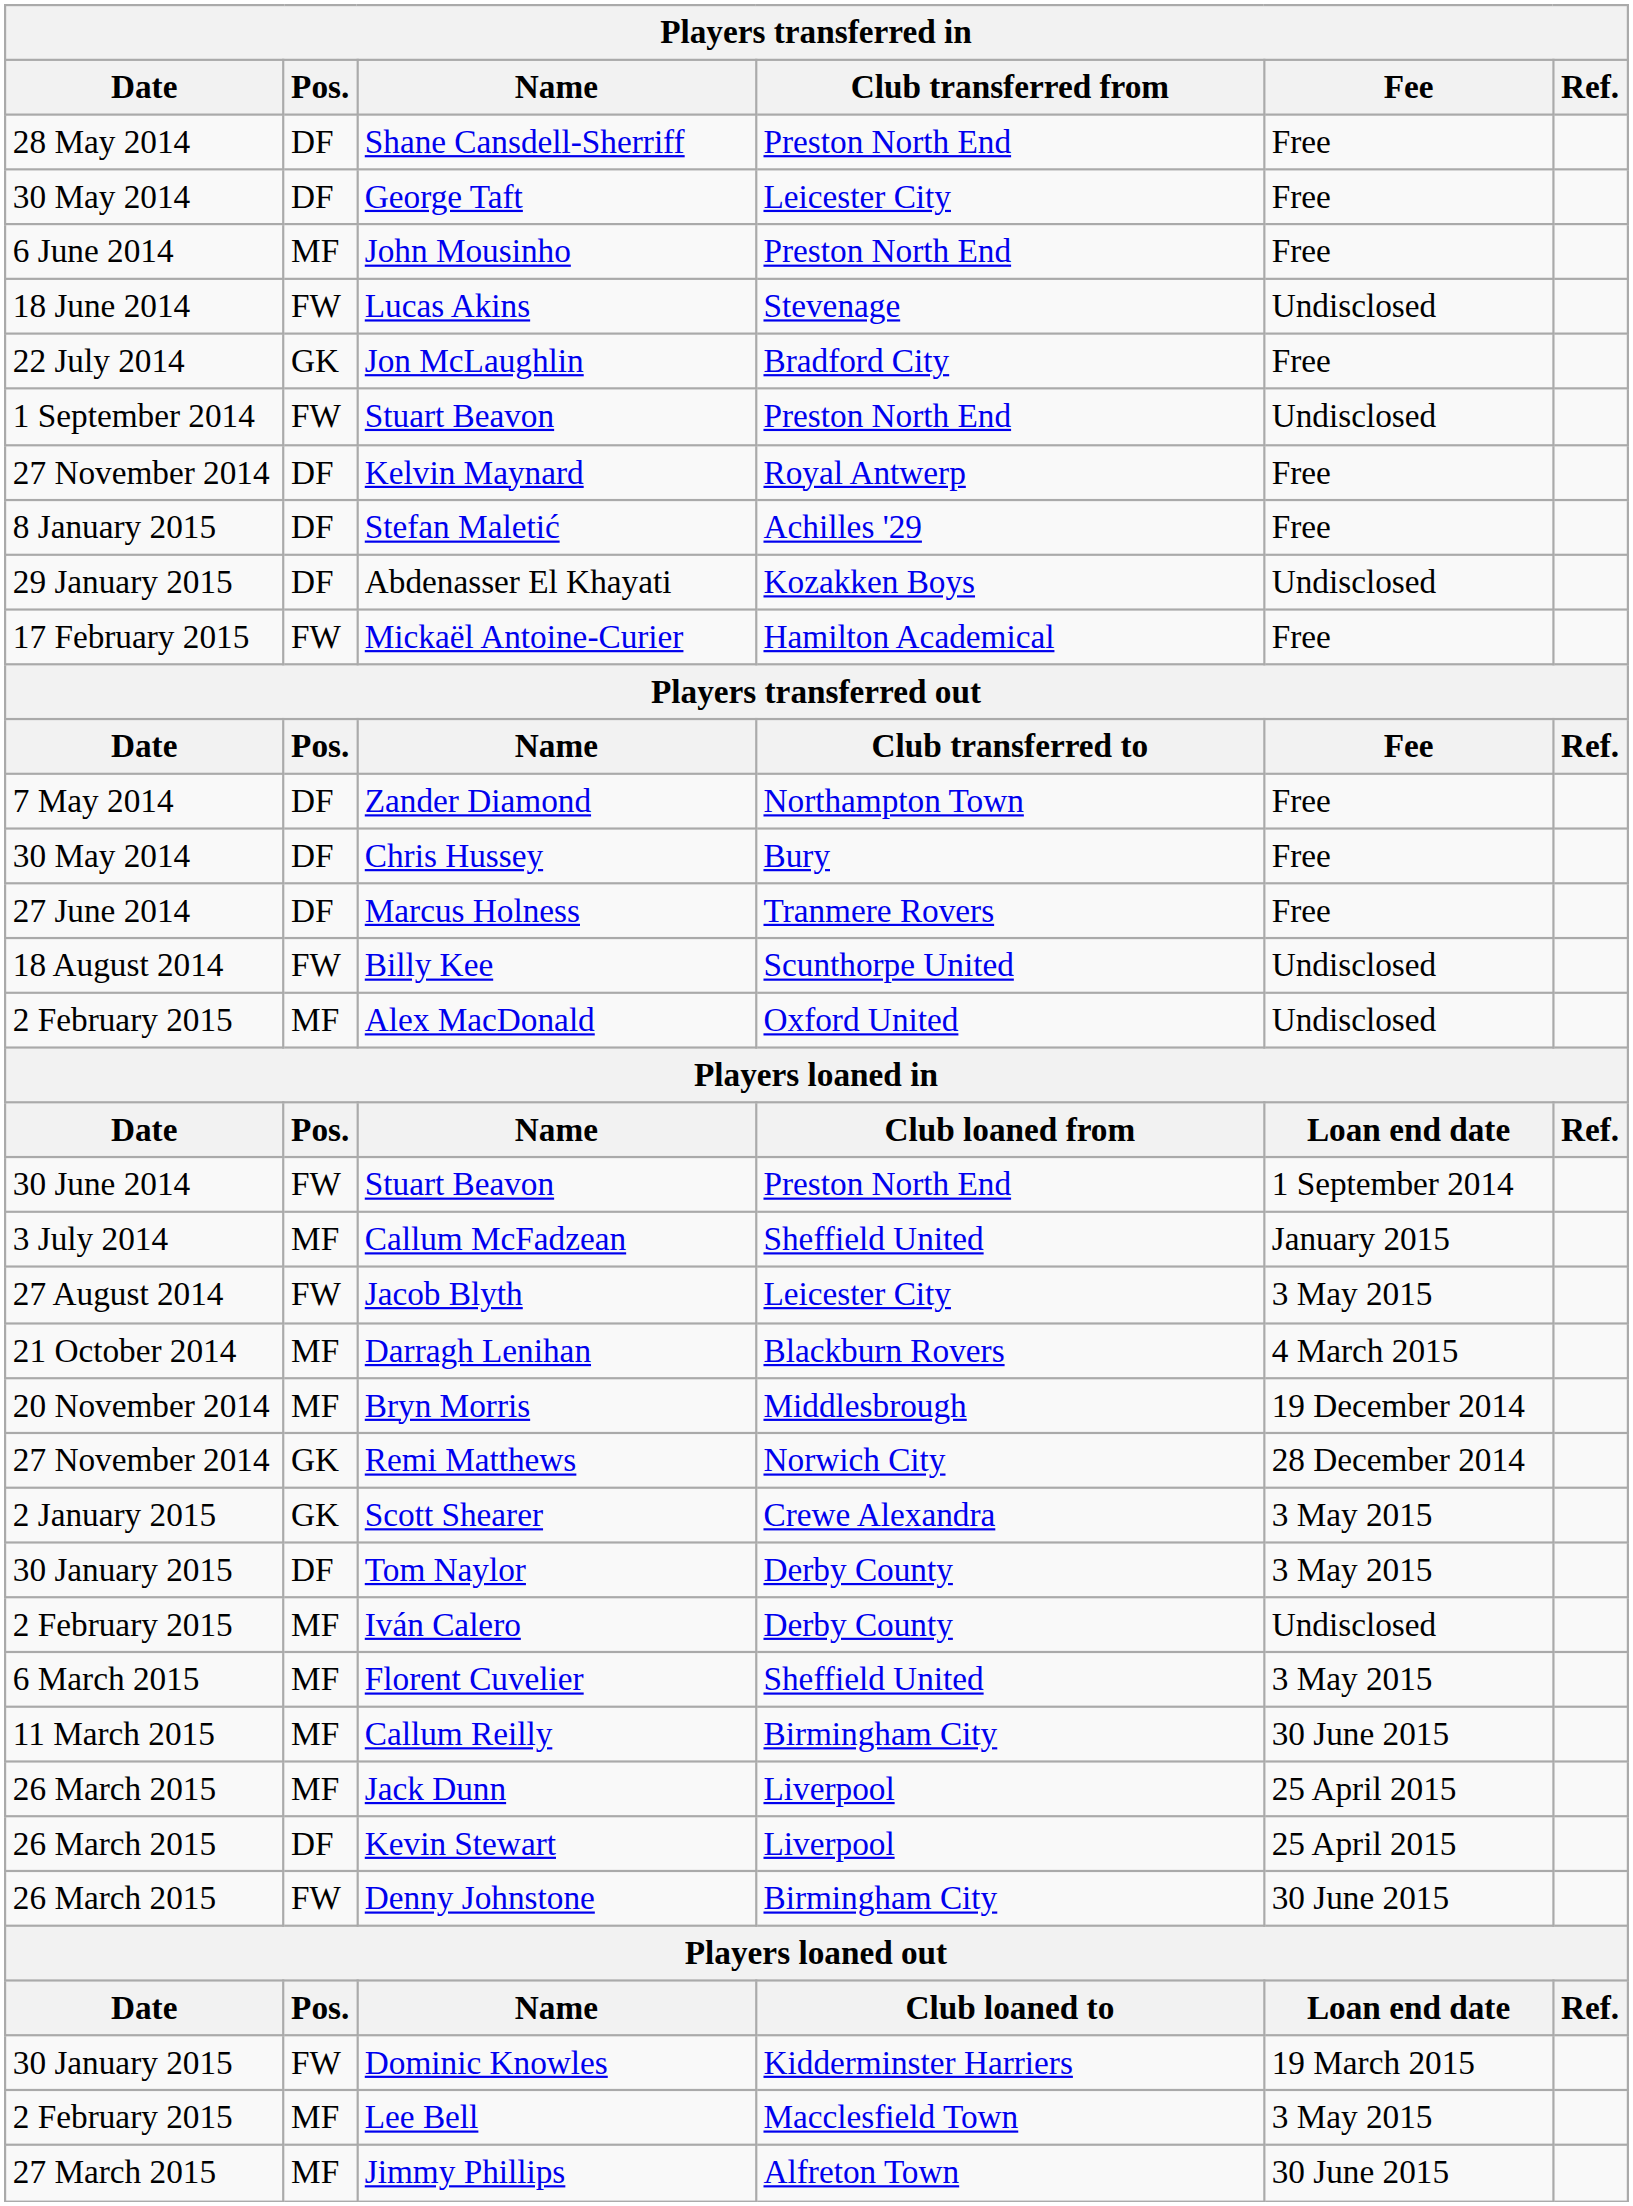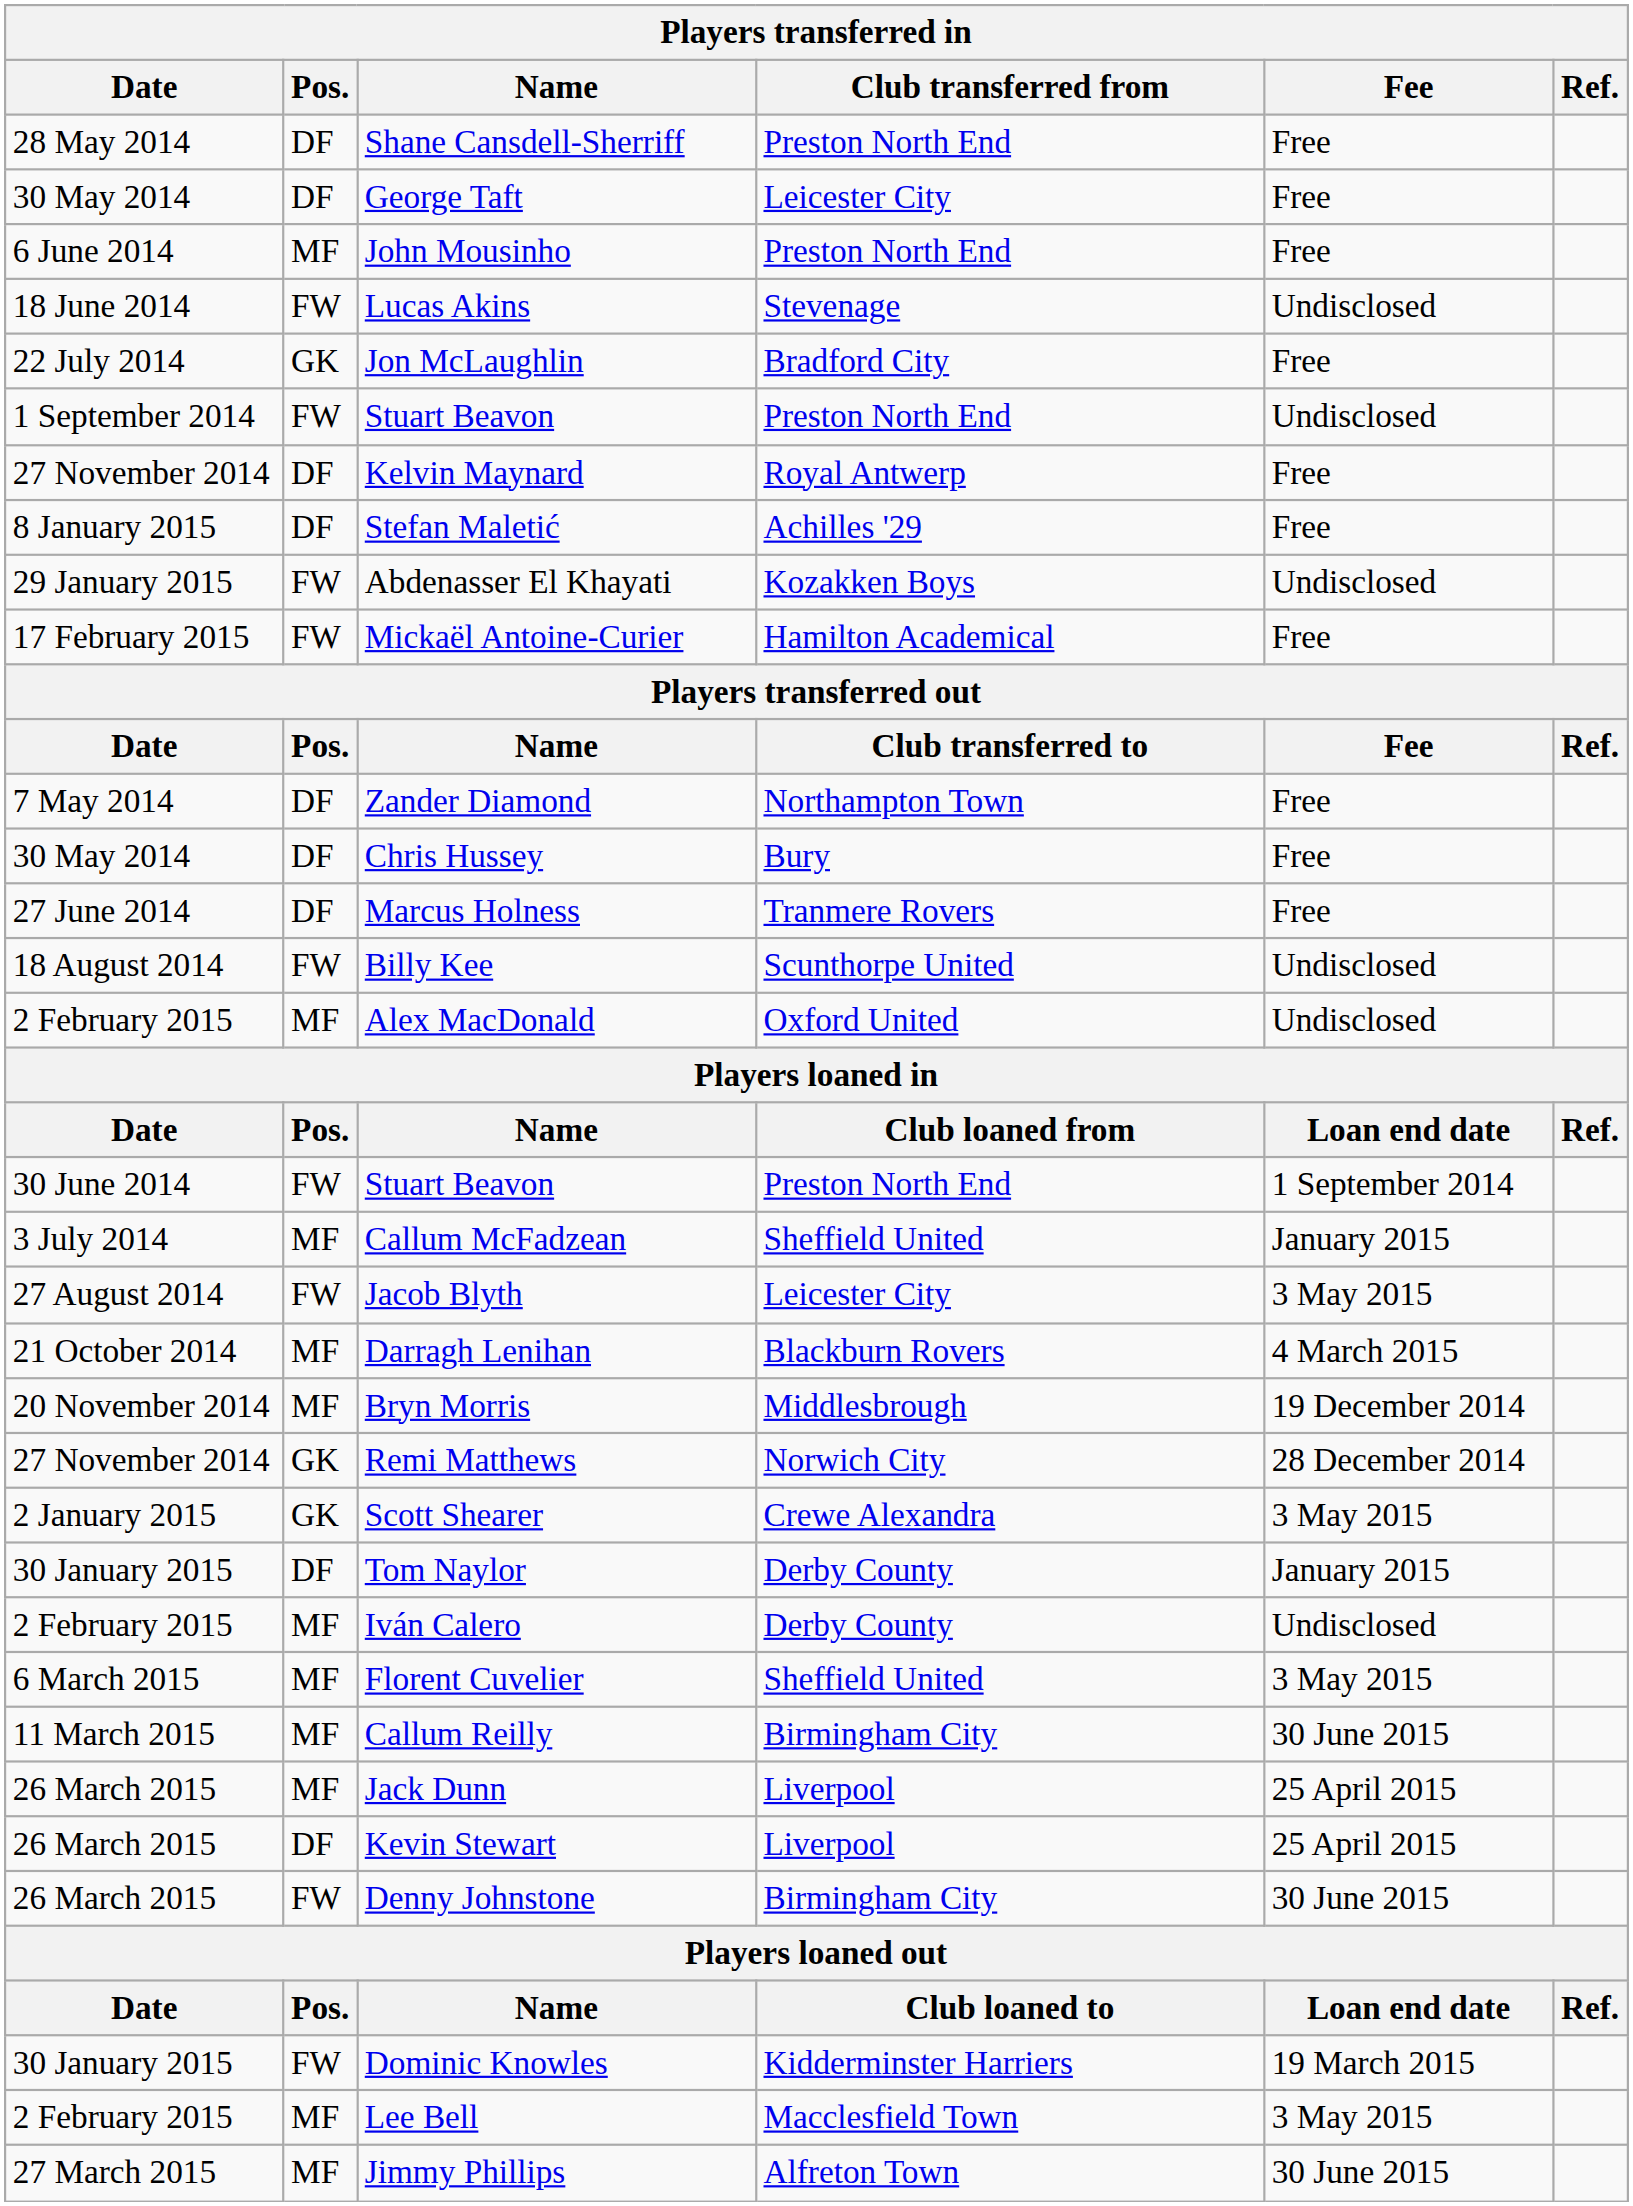(312, 580) DF -> (316, 580) FW
(1352, 1568) 3 May 2015 -> (1361, 1568) January 2015
